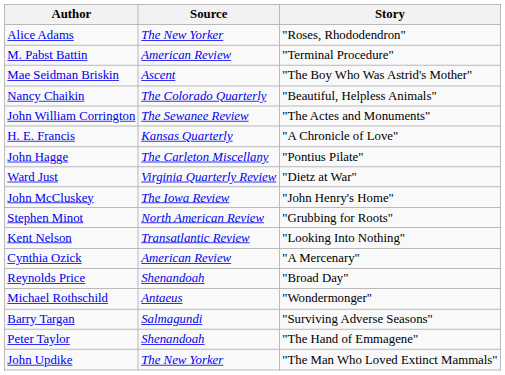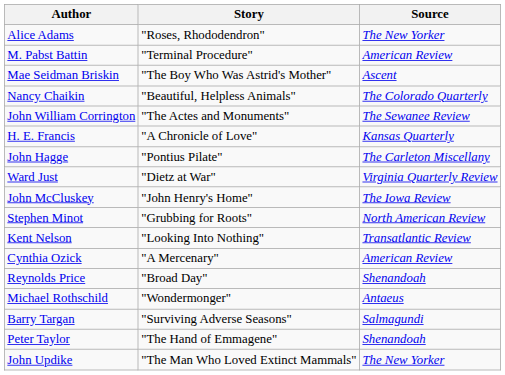columns swapped: (390, 14) <-> (209, 14)
